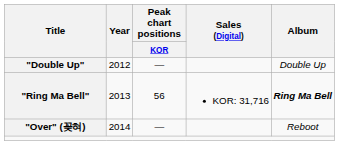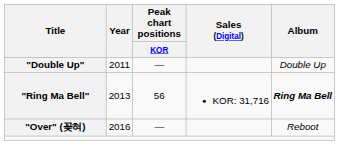(120, 65) 2012 -> (120, 65) 2011
(120, 127) 2014 -> (120, 127) 2016
